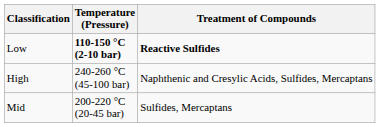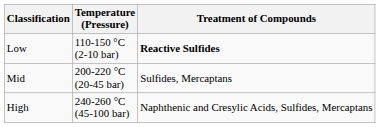(100, 48) bold -> (100, 48) normal
rows swapped: (16, 107) <-> (18, 78)
